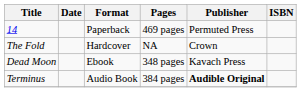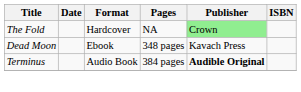- row: (12, 29)
(203, 45) no background -> (203, 29) lightgreen background
